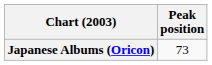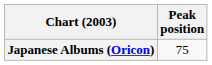(182, 49) 73 -> (182, 49) 75
